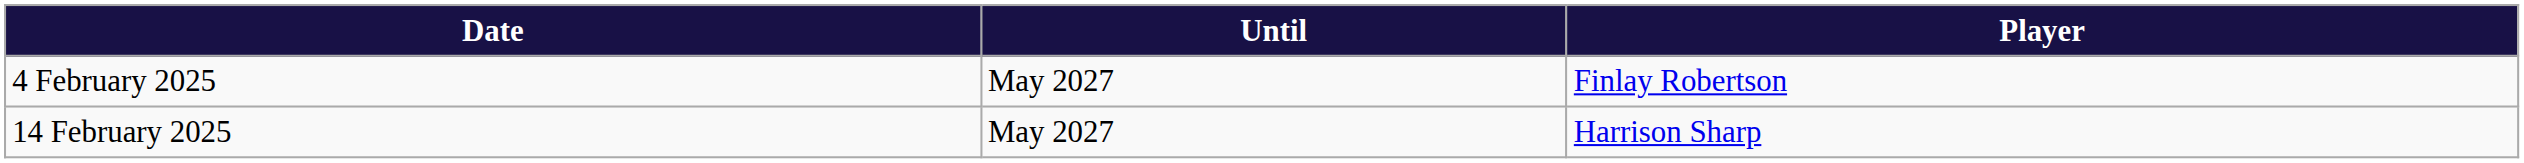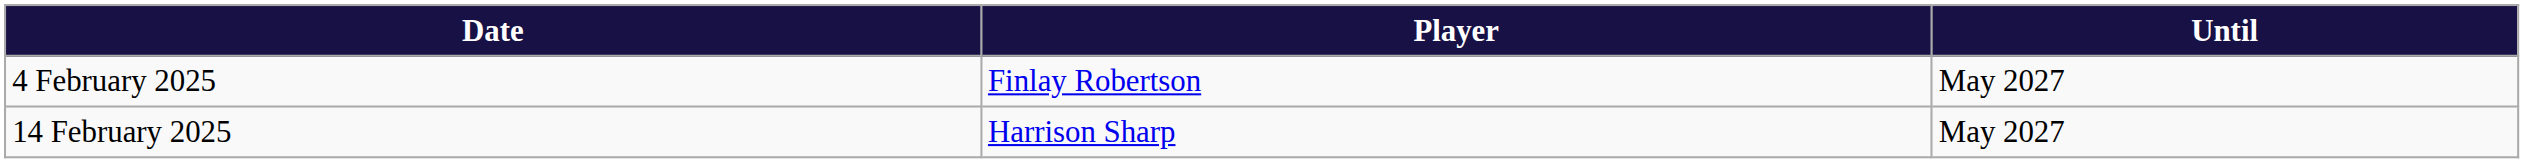columns swapped: (2042, 30) <-> (1274, 30)
